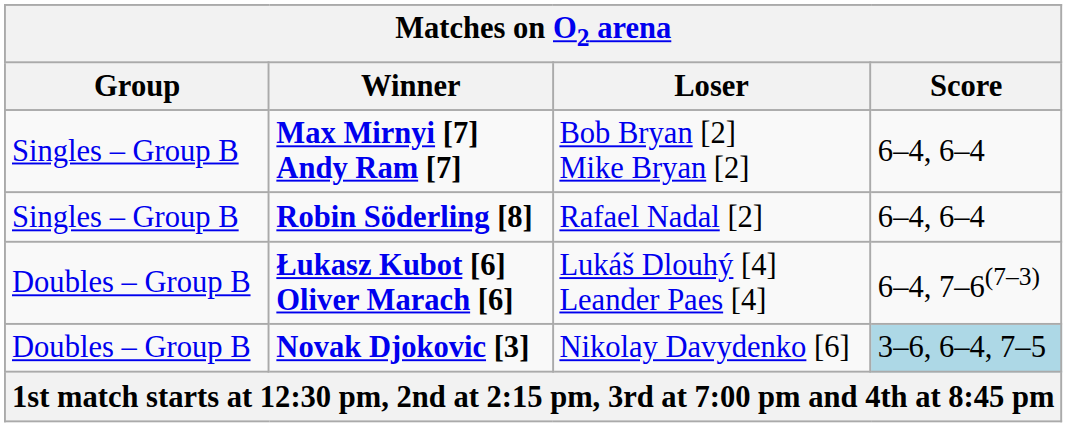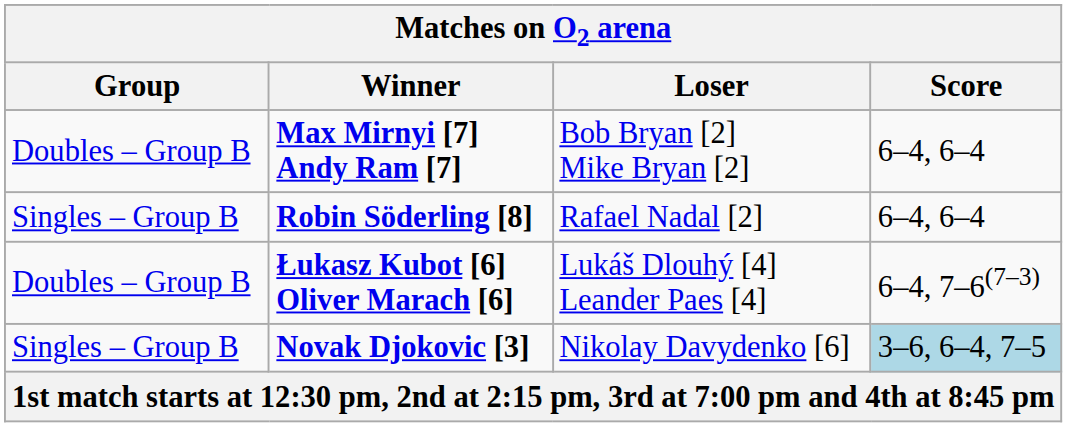(125, 150) Singles – Group B -> (131, 150) Doubles – Group B
(131, 347) Doubles – Group B -> (125, 347) Singles – Group B
